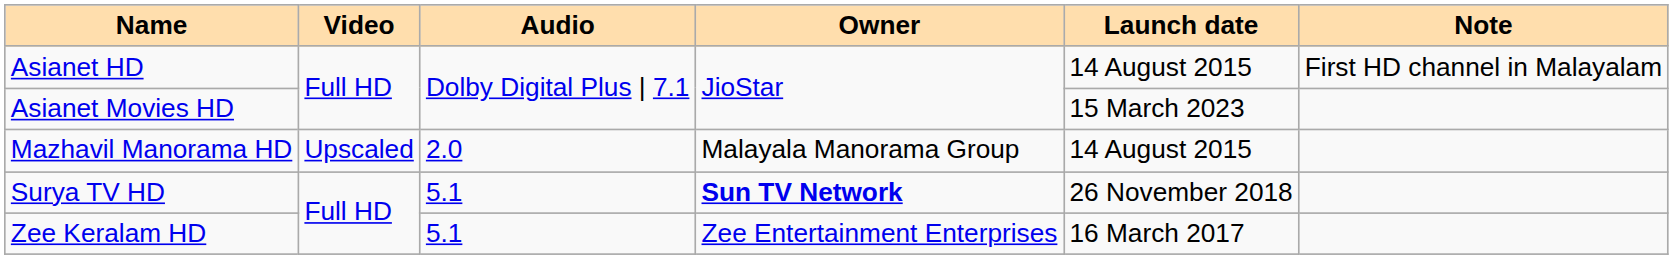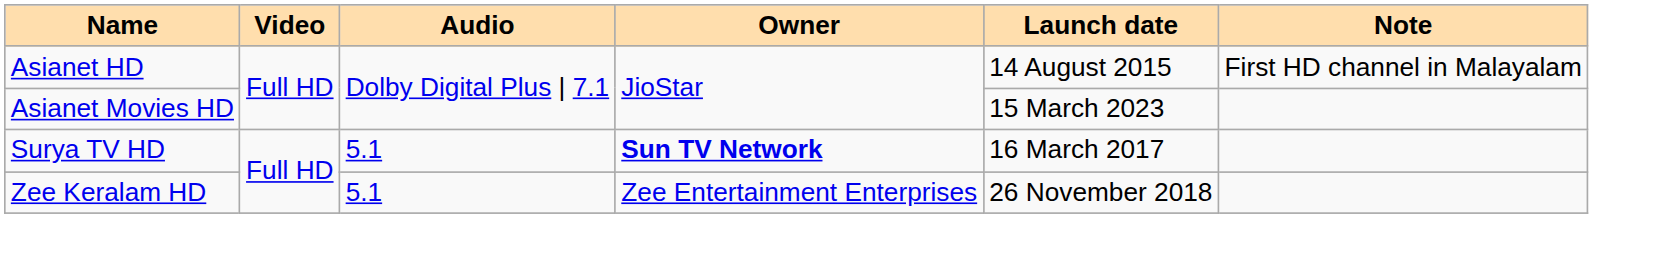- row: (152, 150)
(1181, 191) 26 November 2018 -> (1077, 150) 16 March 2017
(1157, 233) 16 March 2017 -> (1101, 191) 26 November 2018
